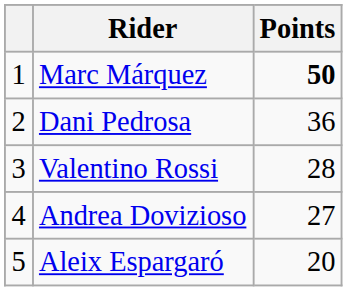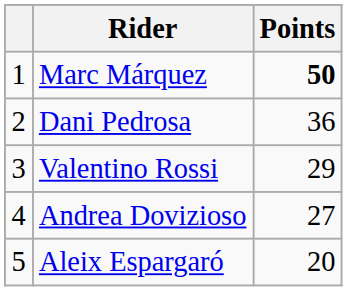(321, 168) 28 -> (321, 168) 29
